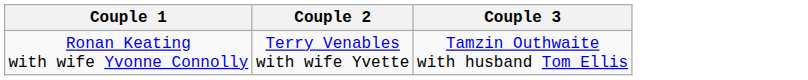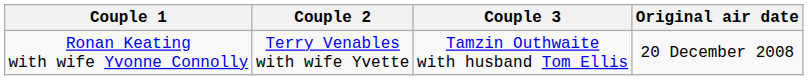+ column: (717, 18)
